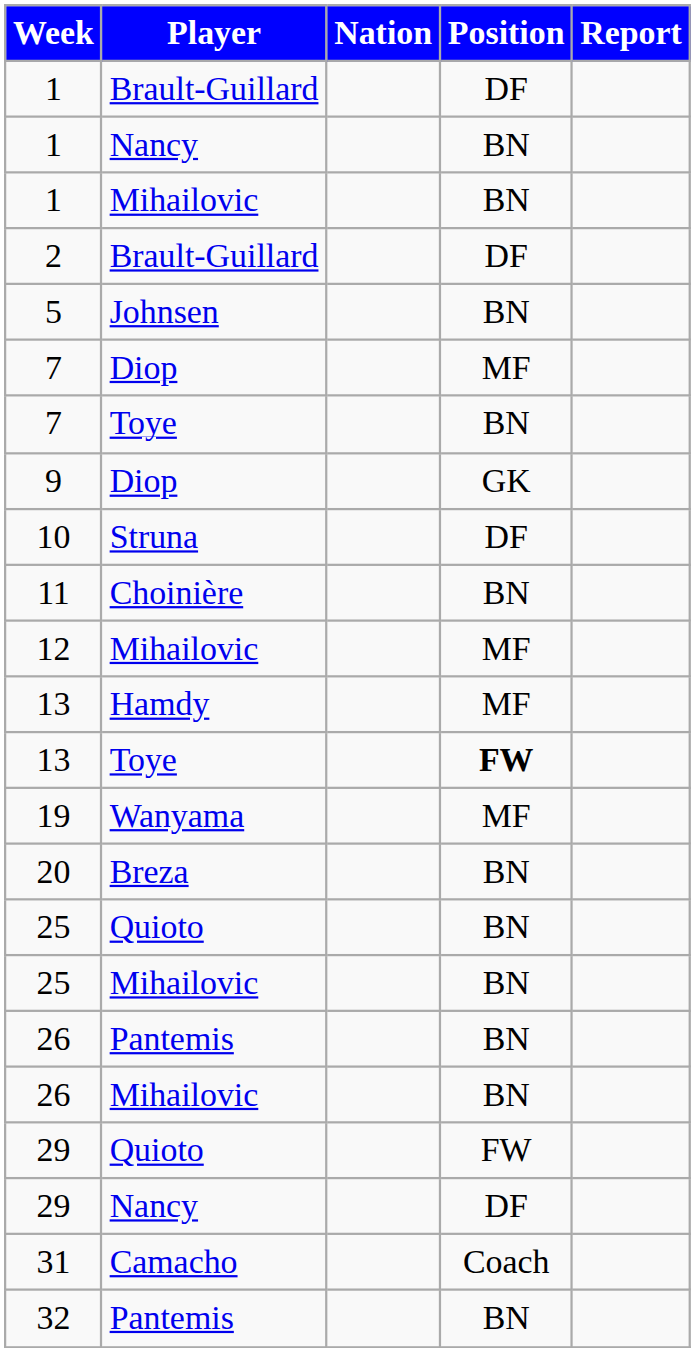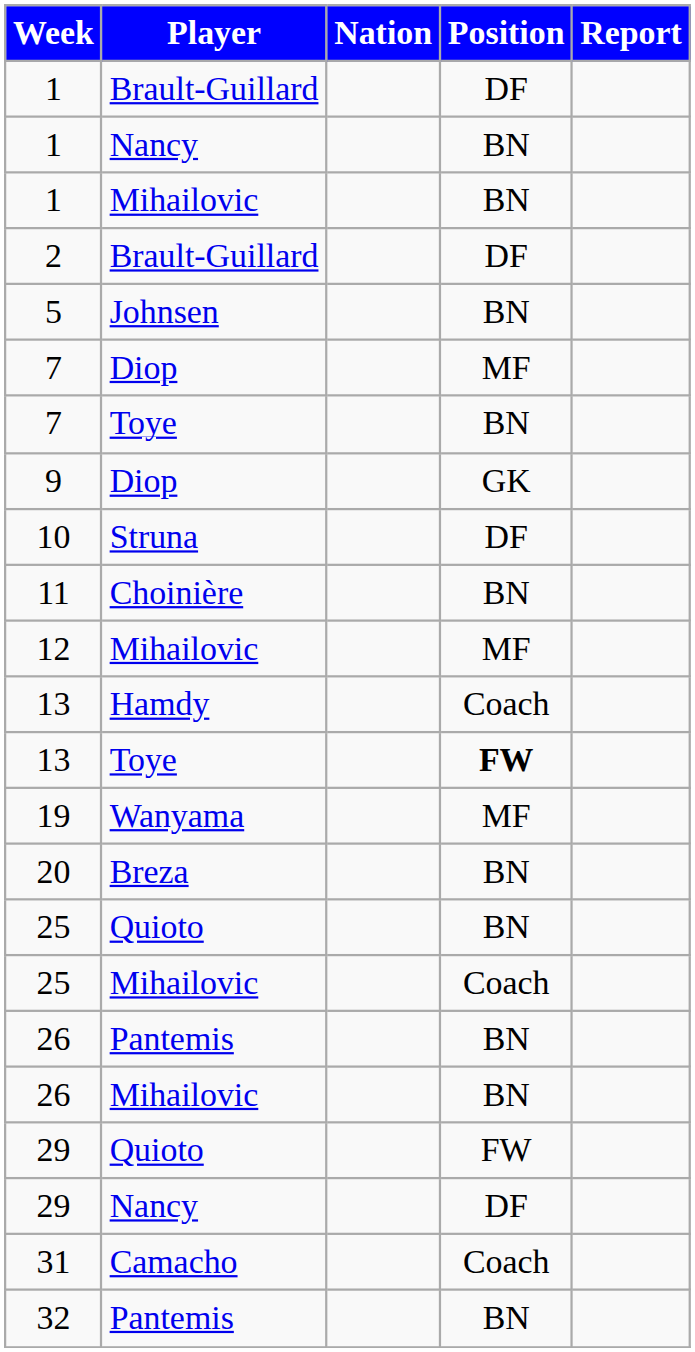(506, 703) MF -> (506, 703) Coach
(506, 982) BN -> (506, 982) Coach
